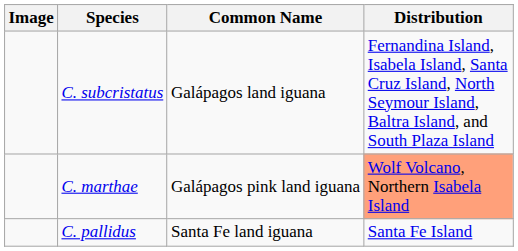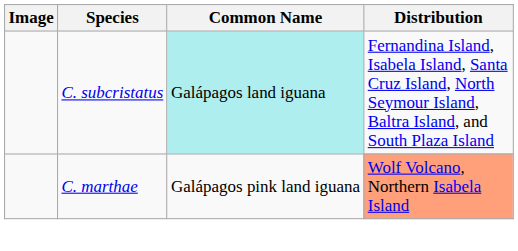(248, 92) no background -> (248, 92) paleturquoise background
- row: (99, 232)
